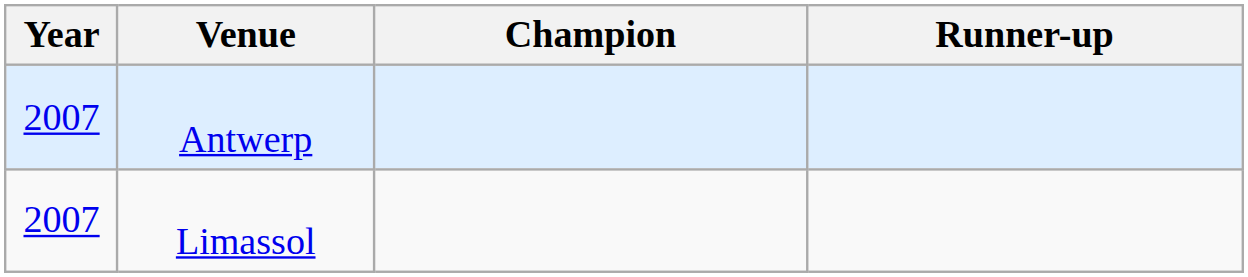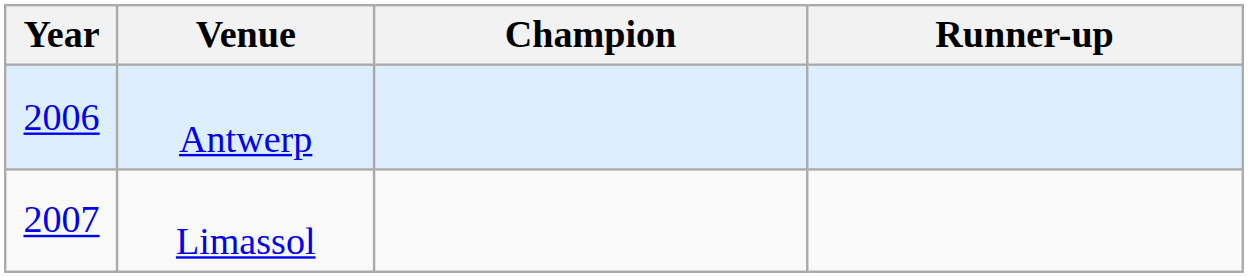(62, 116) 2007 -> (62, 116) 2006
